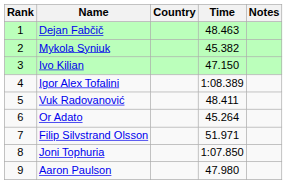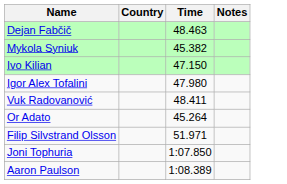- column: (20, 13)
(222, 83) 1:08.389 -> (190, 83) 47.980
(222, 170) 47.980 -> (190, 170) 1:08.389
